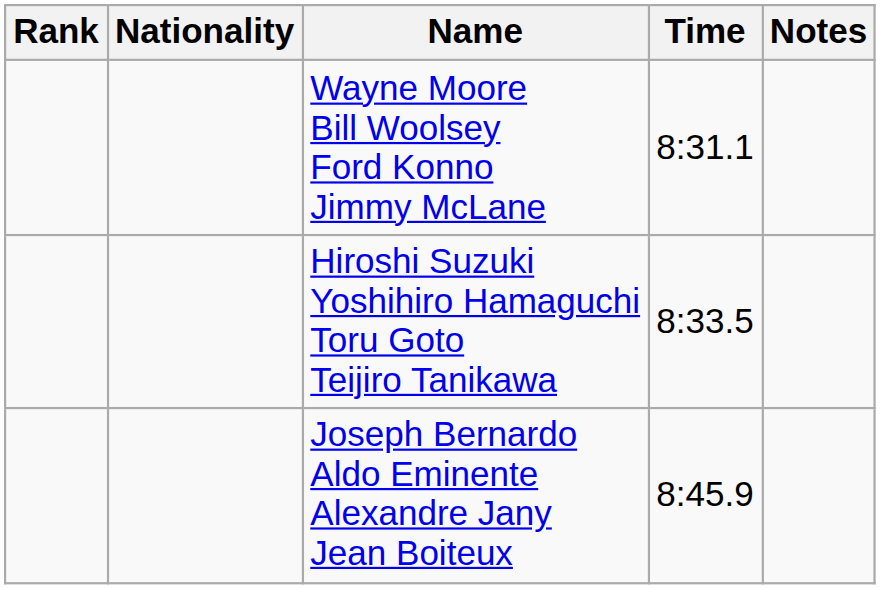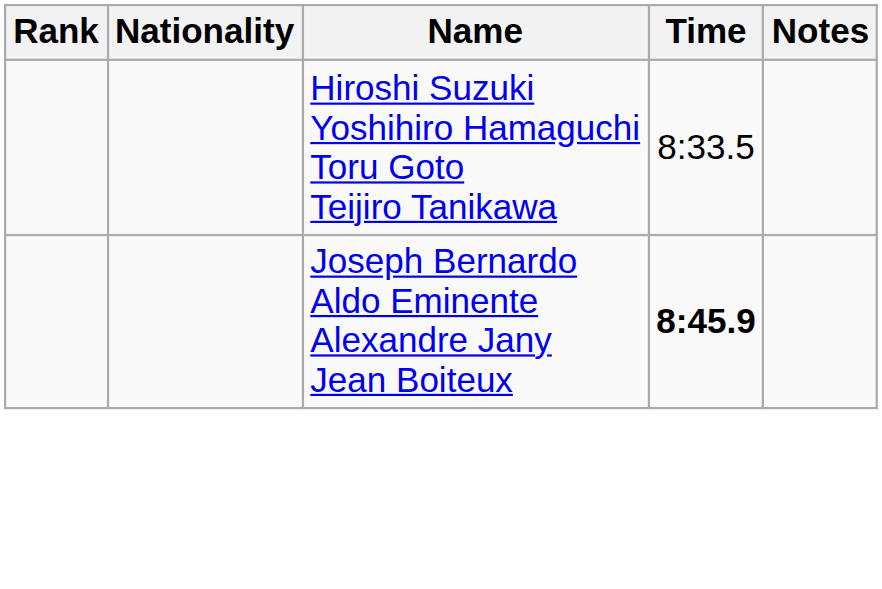- row: (428, 146)
(705, 494) normal -> (706, 320) bold
